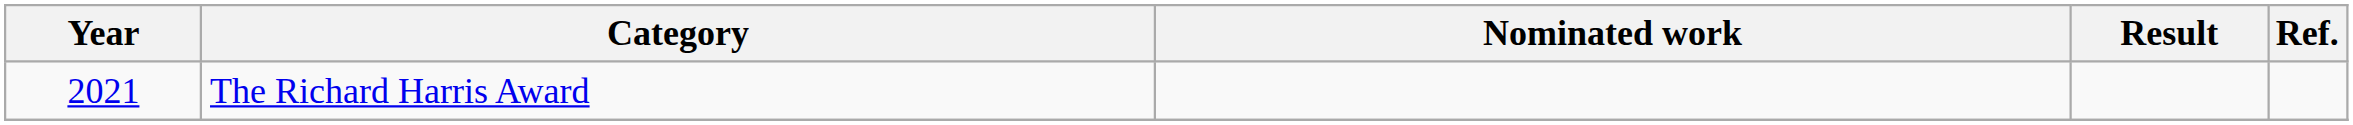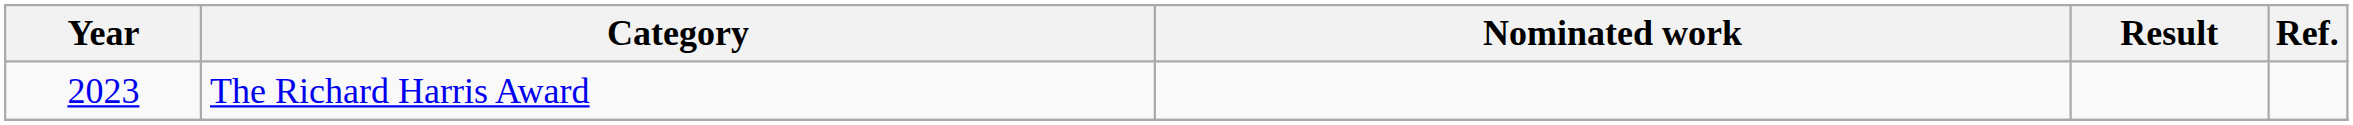(103, 90) 2021 -> (103, 90) 2023
